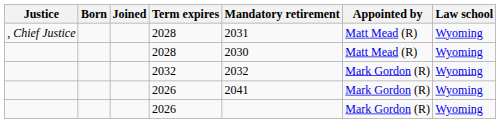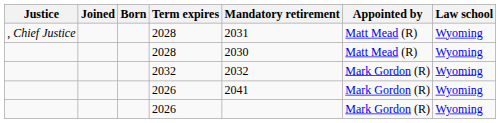columns swapped: (94, 14) <-> (130, 14)
